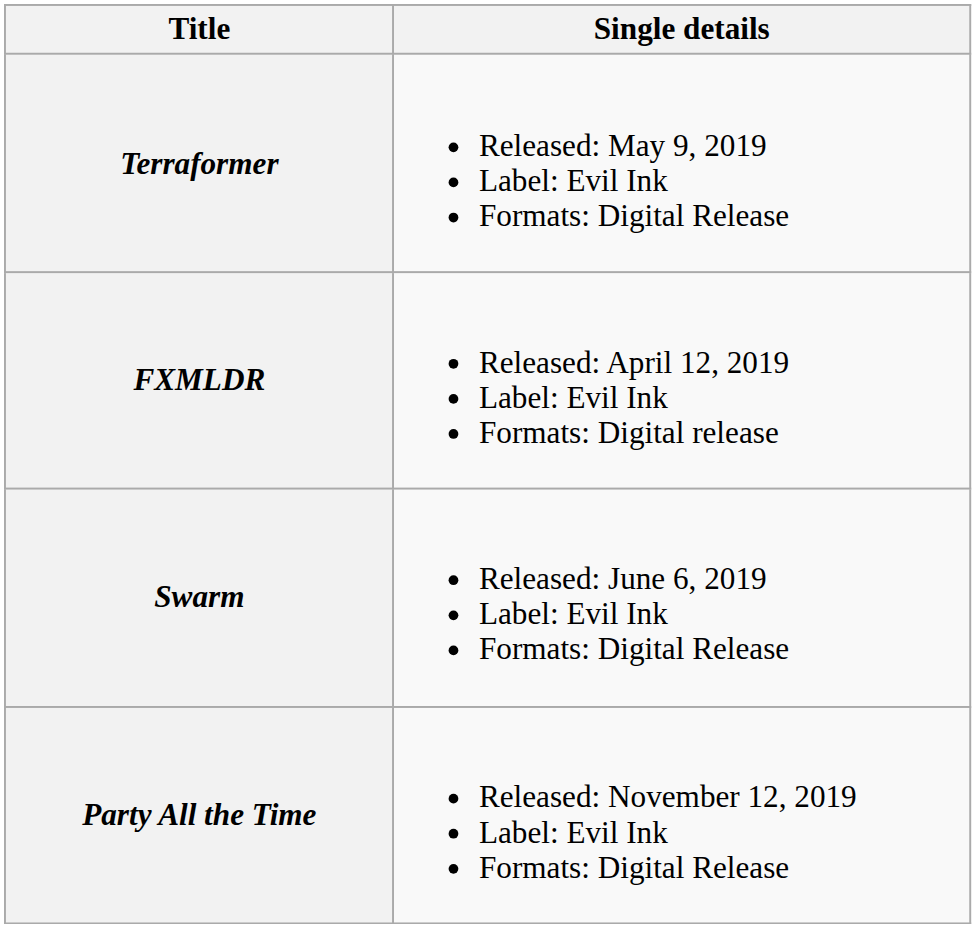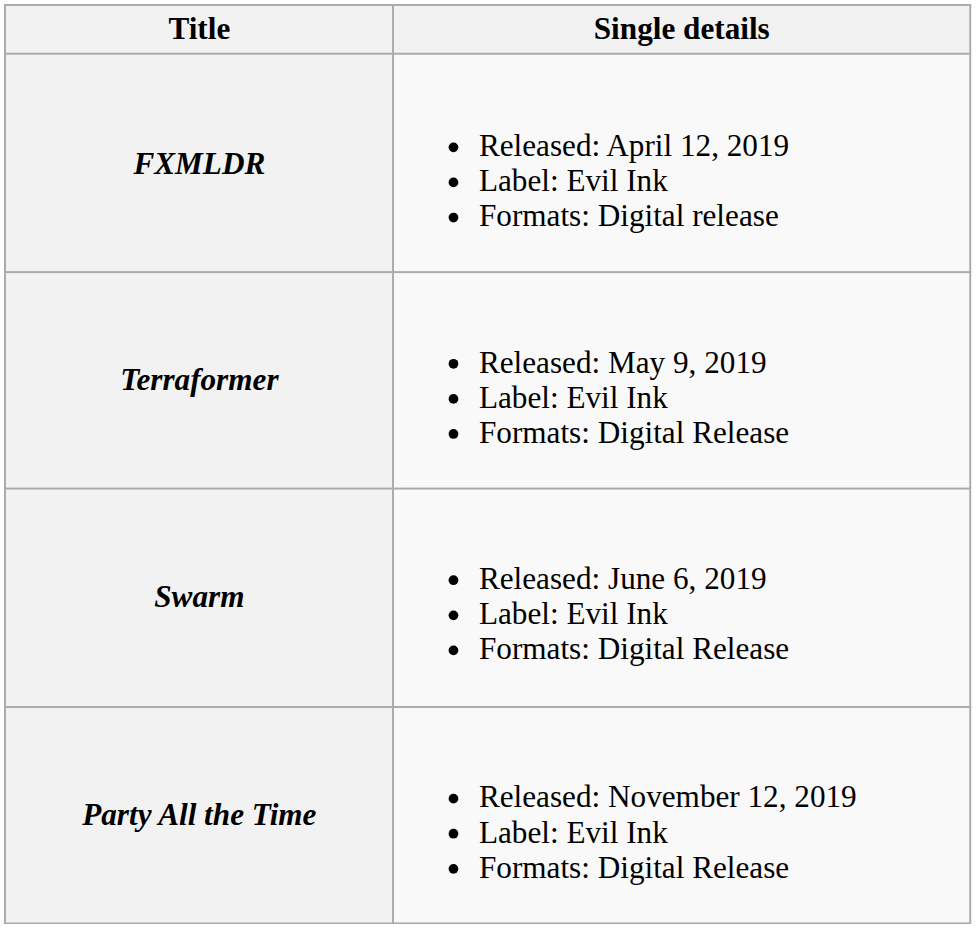rows swapped: (199, 379) <-> (199, 162)
